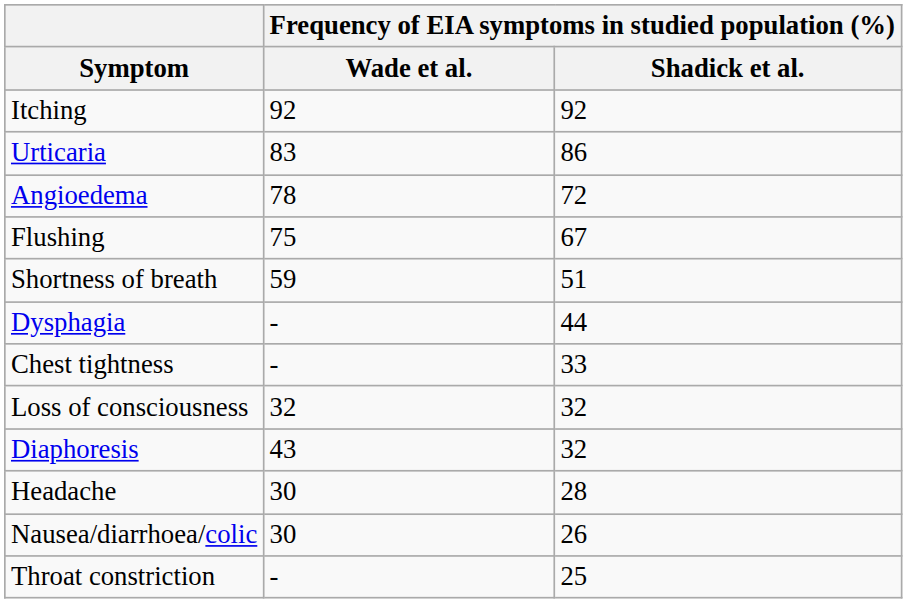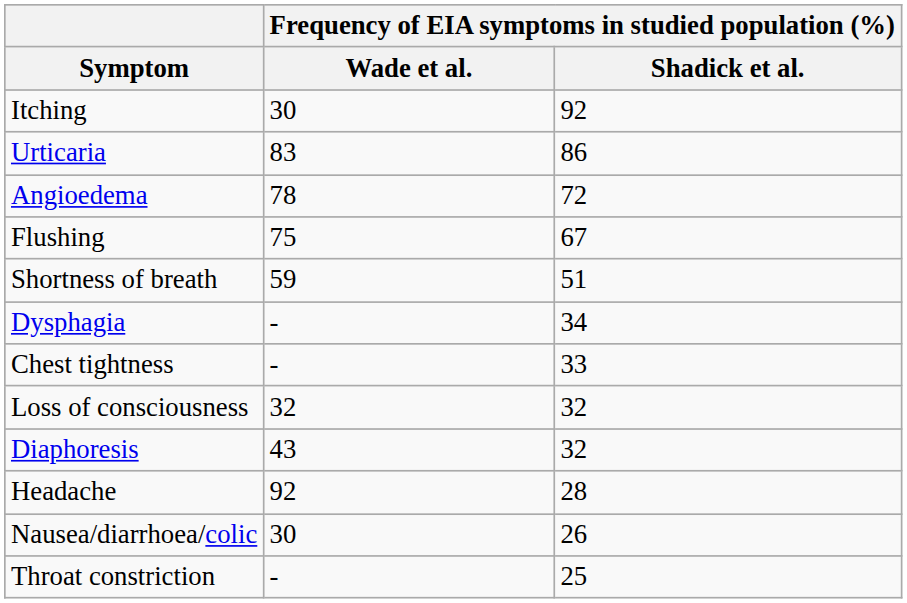(283, 110) 92 -> (283, 110) 30
(574, 322) 44 -> (574, 322) 34
(283, 491) 30 -> (283, 491) 92
